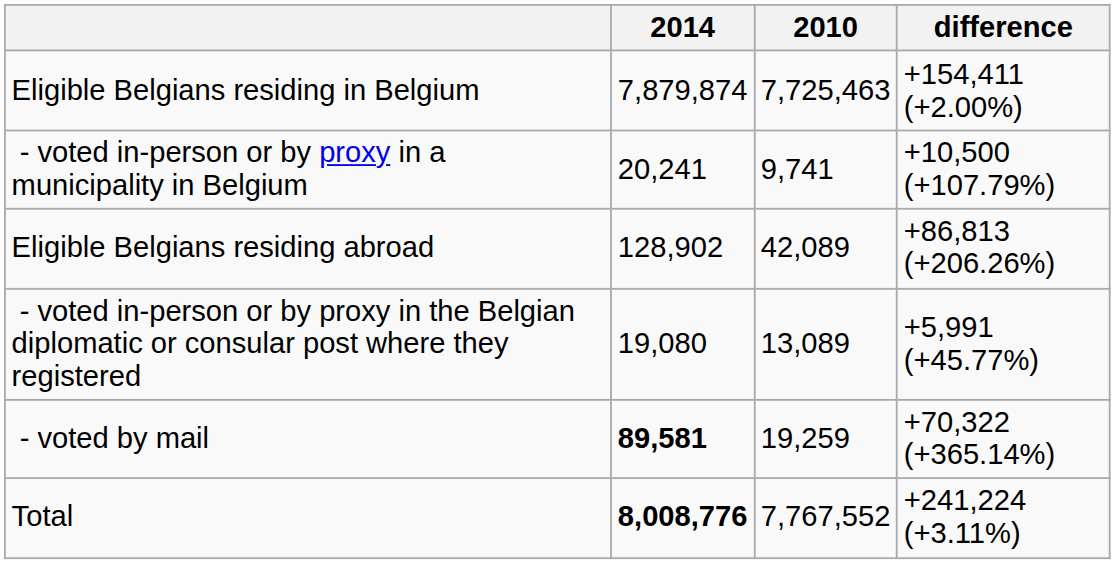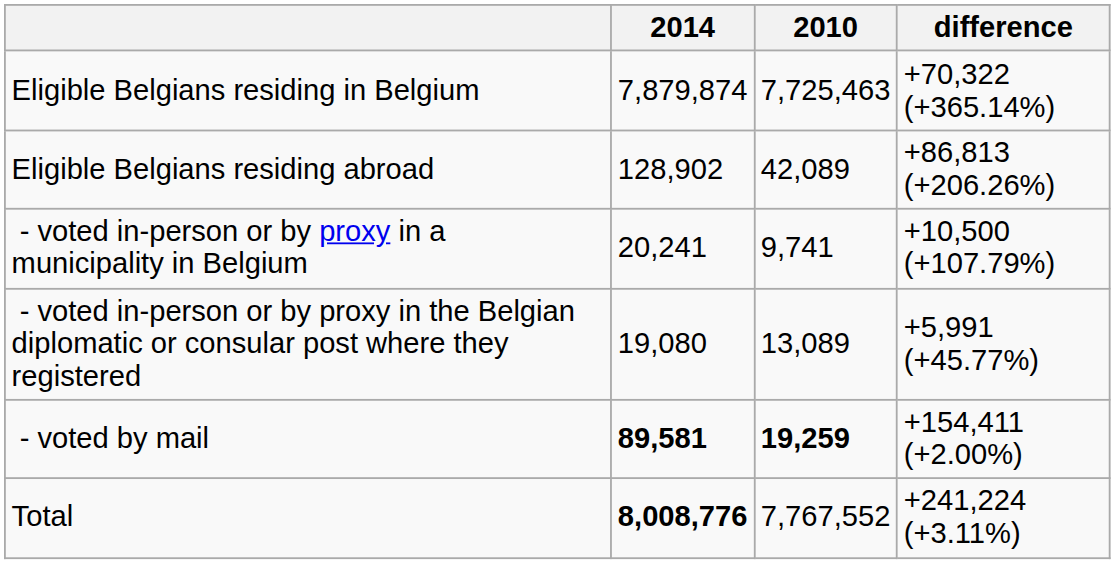(964, 90) +154,411 (+2.00%) -> (980, 90) +70,322 (+365.14%)
rows swapped: (223, 248) <-> (229, 169)
(805, 438) normal -> (805, 438) bold
(980, 438) +70,322 (+365.14%) -> (964, 438) +154,411 (+2.00%)
